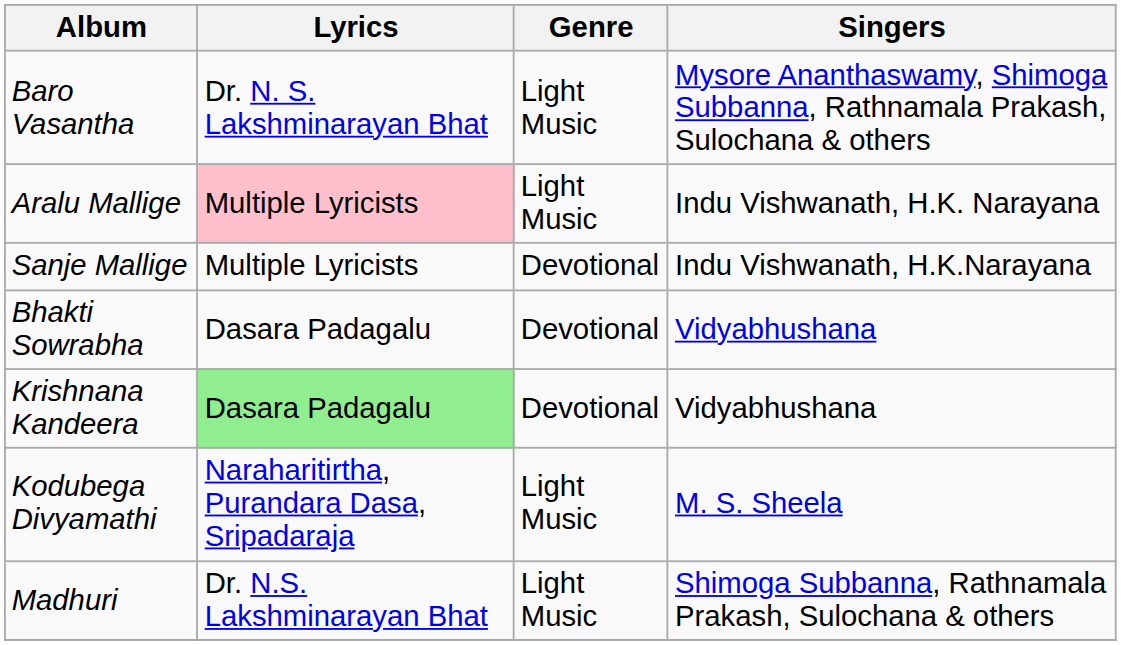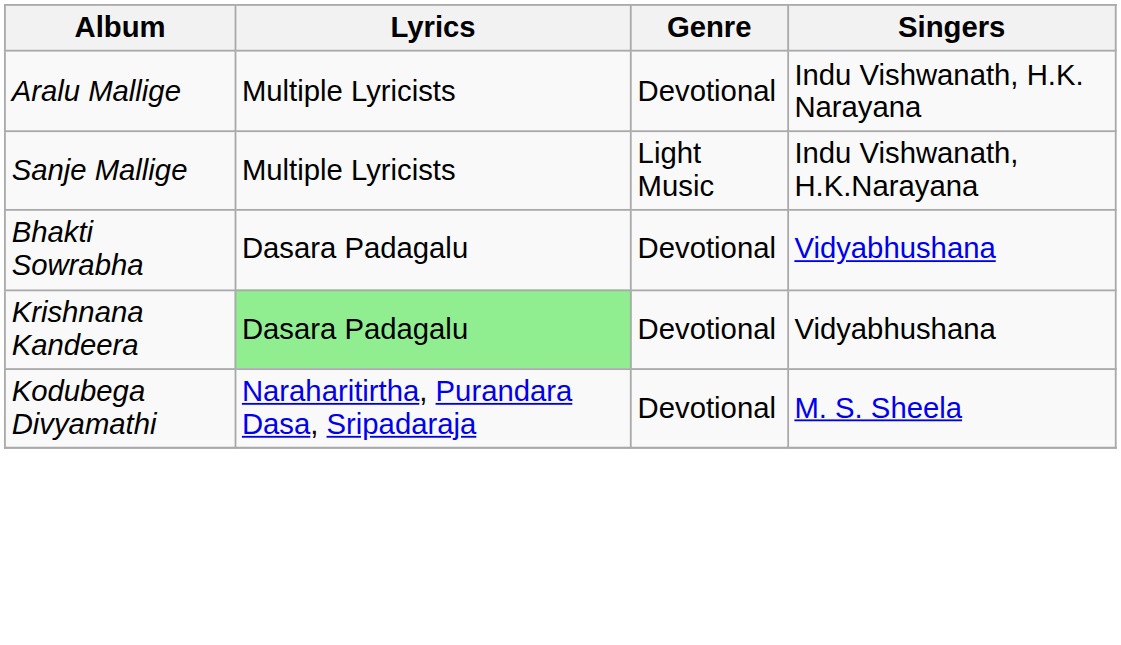- row: (73, 107)
(312, 202) pink background -> (349, 90) no background
(559, 202) Light Music -> (707, 90) Devotional
(590, 265) Devotional -> (676, 170) Light Music
(559, 503) Light Music -> (707, 408) Devotional
- row: (65, 599)
